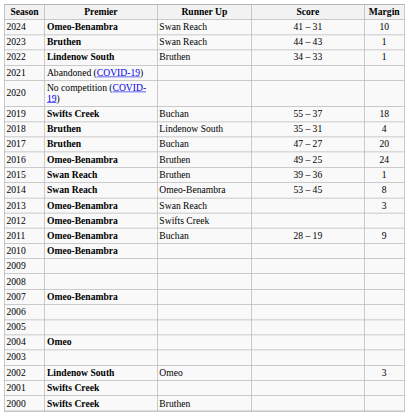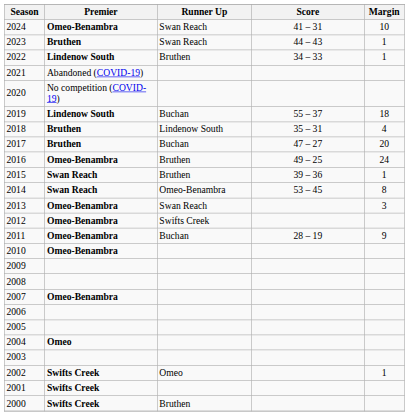(73, 114) Swifts Creek -> (81, 114) Lindenow South
(81, 373) Lindenow South -> (73, 373) Swifts Creek
(384, 373) 3 -> (384, 373) 1
